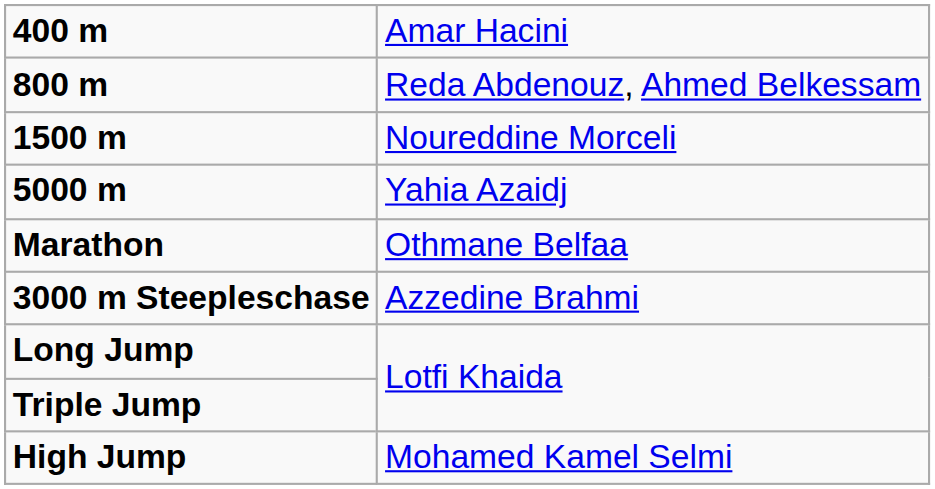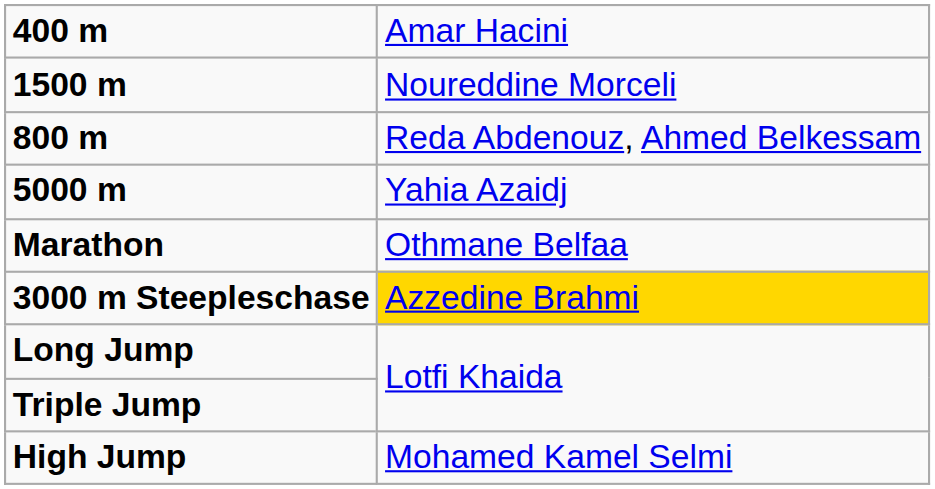rows swapped: (60, 84) <-> (70, 137)
(512, 297) no background -> (512, 297) gold background
